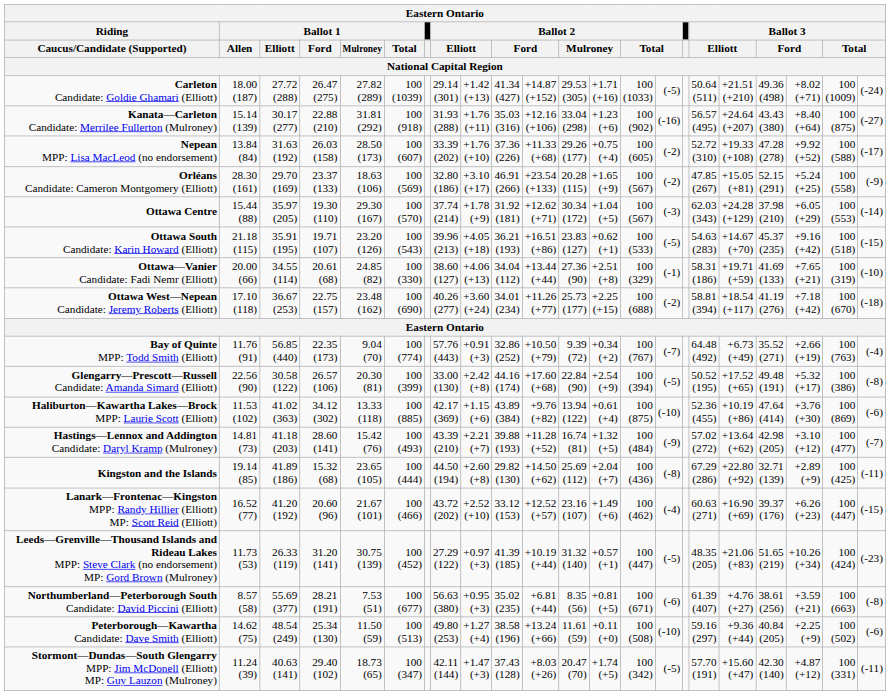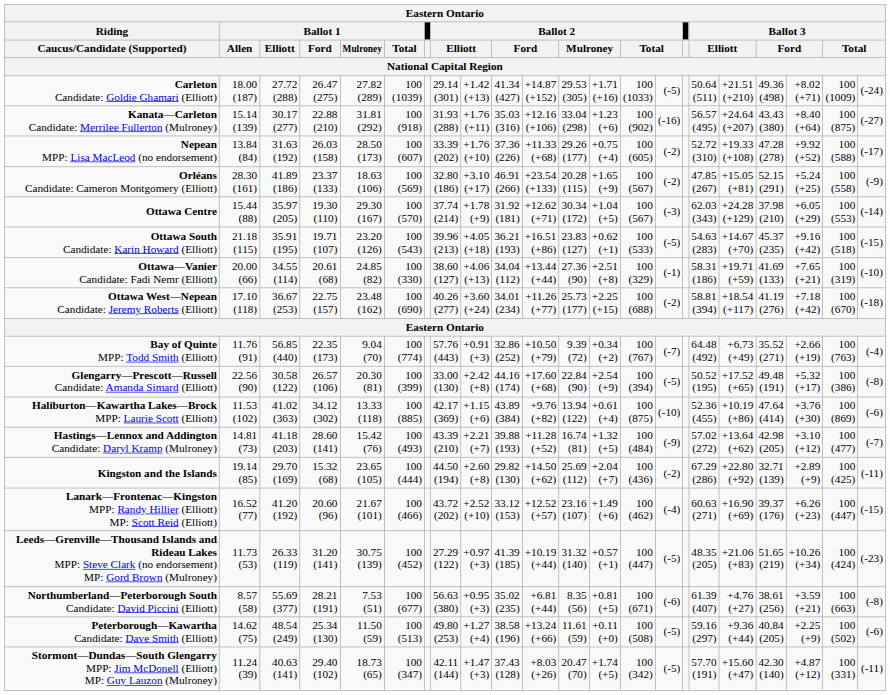(285, 181) 29.70 (169) -> (285, 181) 41.89 (186)
(285, 472) 41.89 (186) -> (285, 472) 29.70 (169)
(672, 472) (-8) -> (672, 472) (-2)
(669, 632) (-10) -> (672, 632) (-5)
